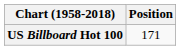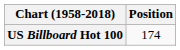(151, 34) 171 -> (151, 34) 174
